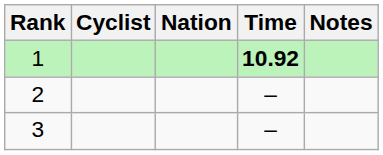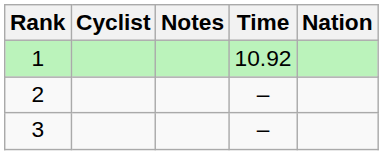columns swapped: (196, 22) <-> (341, 22)
(271, 58) bold -> (263, 58) normal
